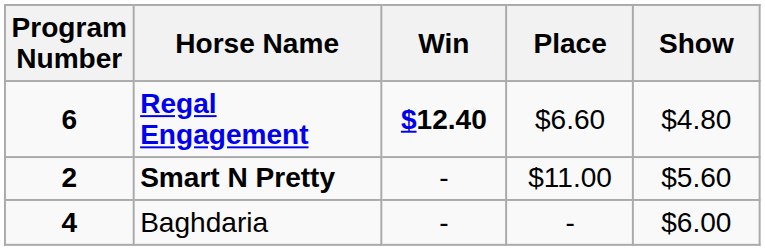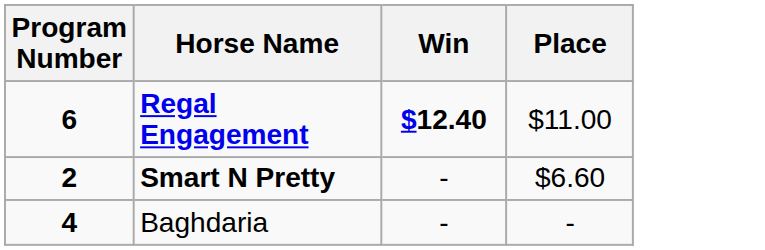- column: (696, 43)
(570, 119) $6.60 -> (570, 119) $11.00
(570, 179) $11.00 -> (570, 179) $6.60
